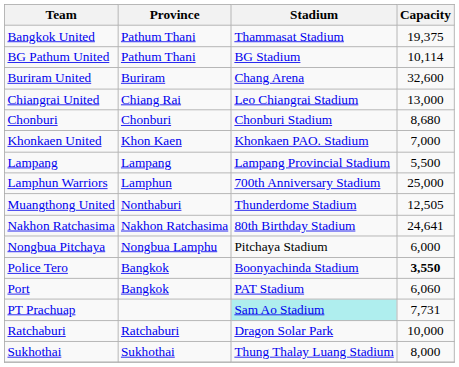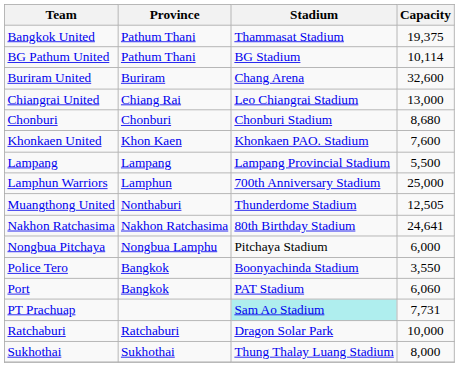(425, 141) 7,000 -> (425, 141) 7,600
(425, 267) bold -> (425, 267) normal
